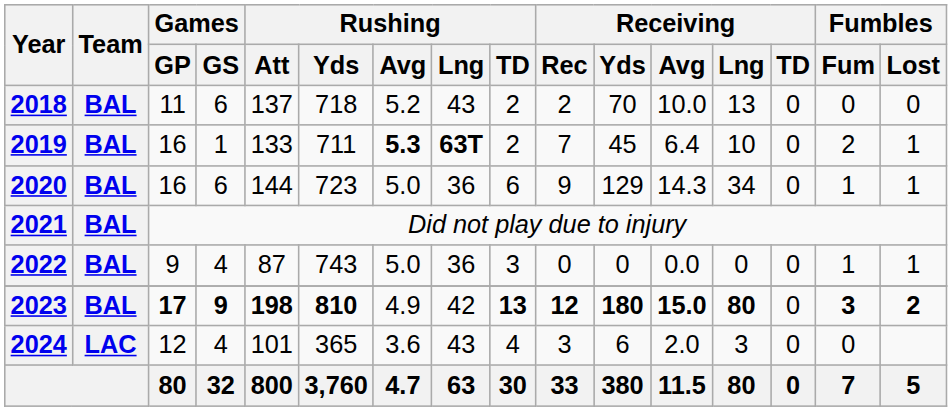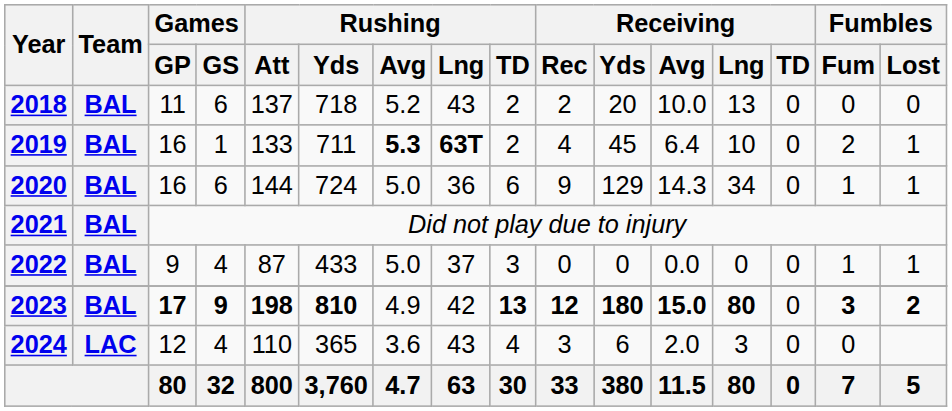(623, 104) 70 -> (623, 104) 20
(564, 144) 7 -> (564, 144) 4
(336, 184) 723 -> (336, 184) 724
(336, 265) 743 -> (336, 265) 433
(461, 265) 36 -> (461, 265) 37
(272, 345) 101 -> (272, 345) 110
